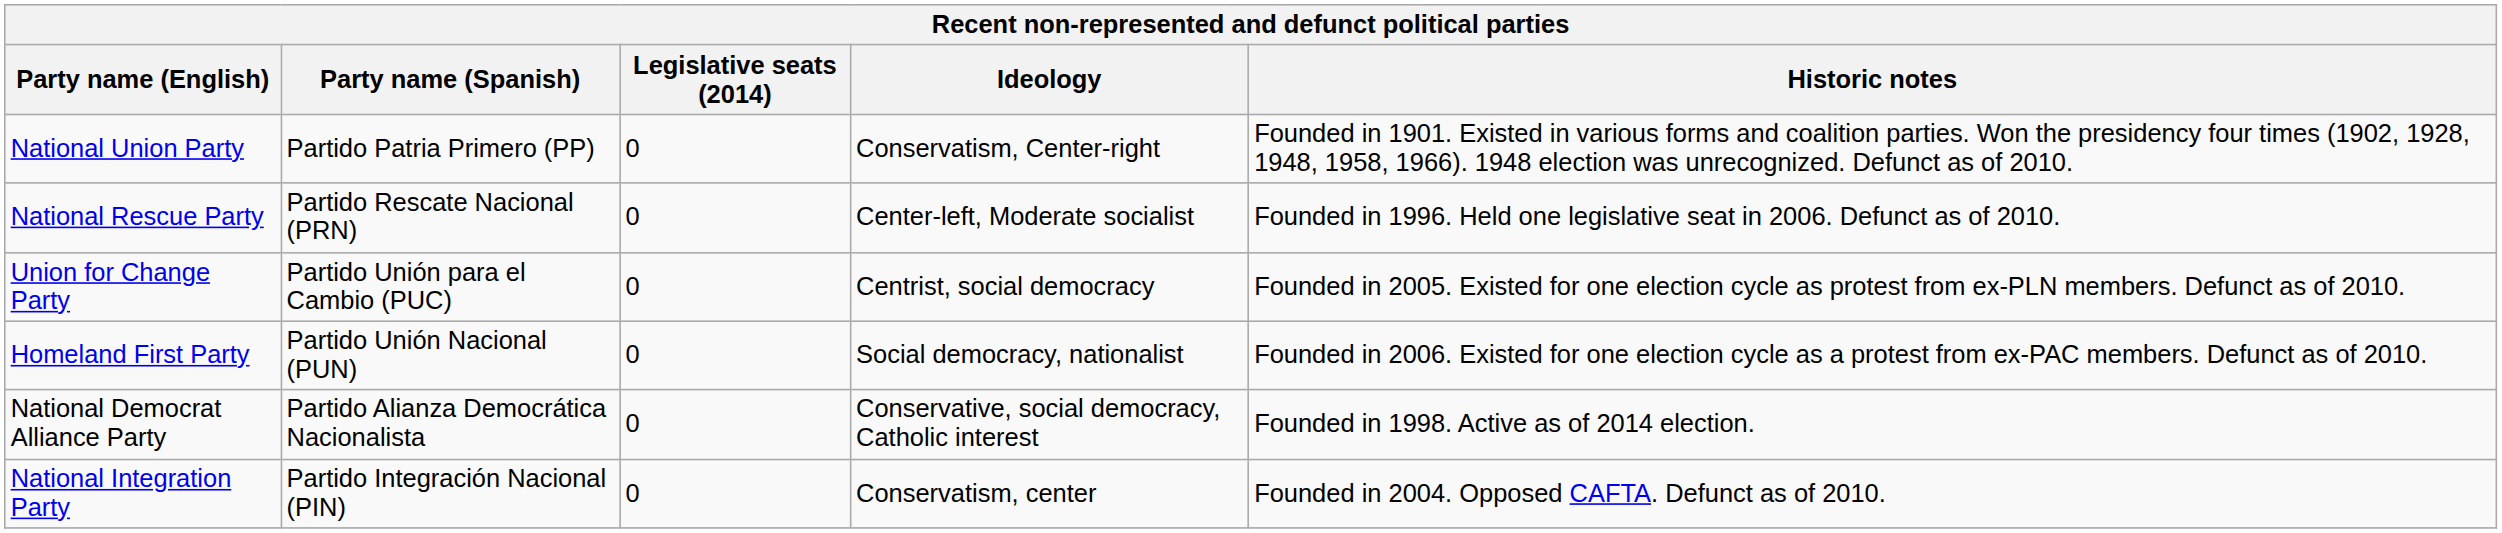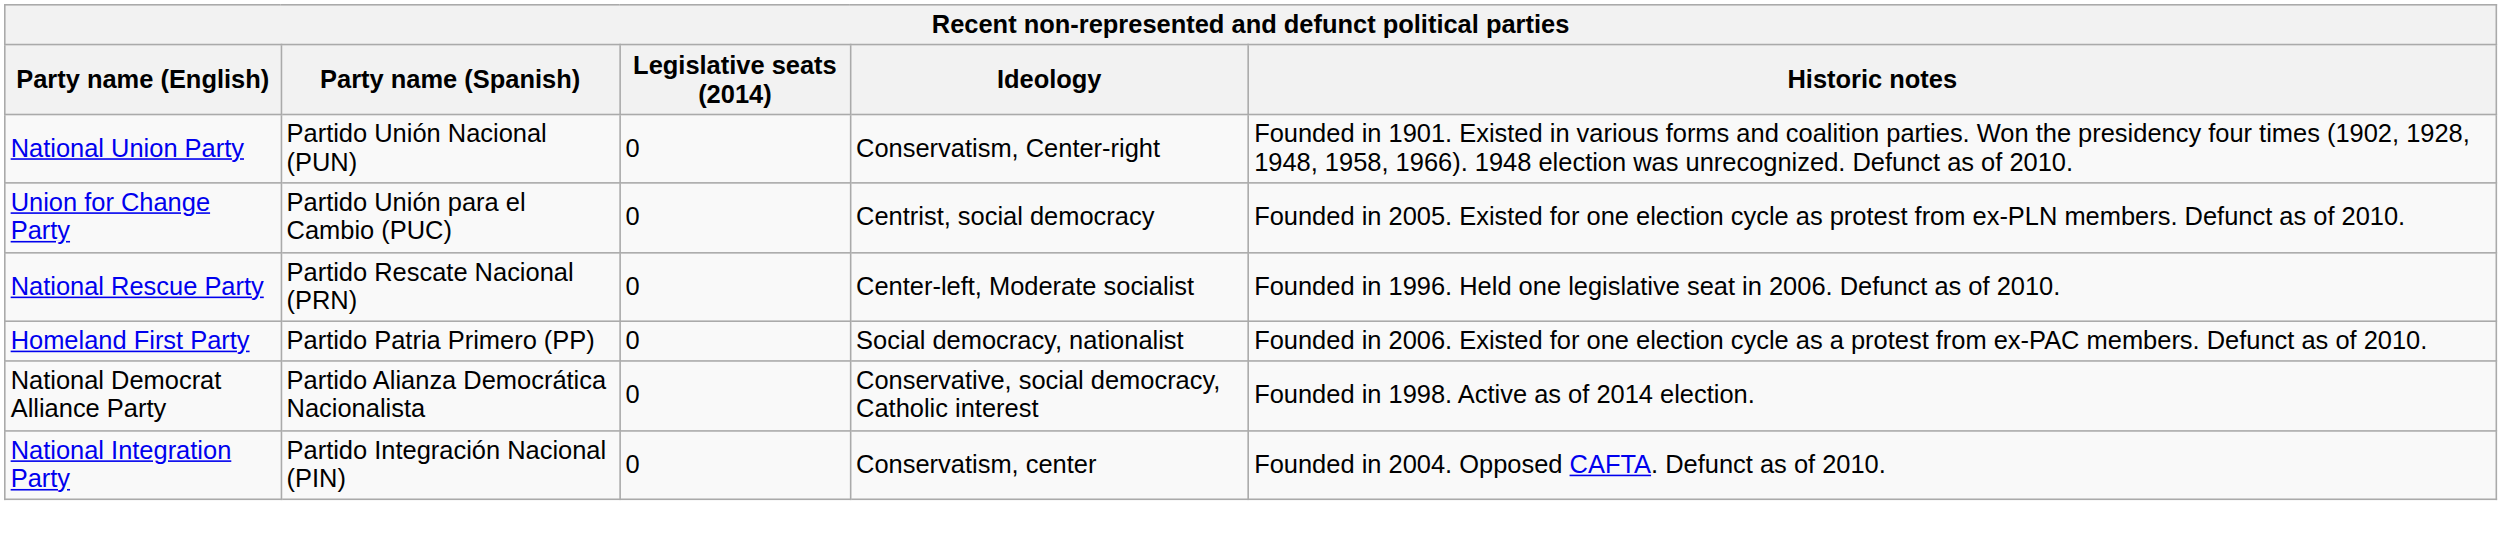(441, 148) Partido Patria Primero (PP) -> (417, 148) Partido Unión Nacional (PUN)
rows swapped: (137, 217) <-> (110, 286)
(417, 355) Partido Unión Nacional (PUN) -> (441, 340) Partido Patria Primero (PP)
